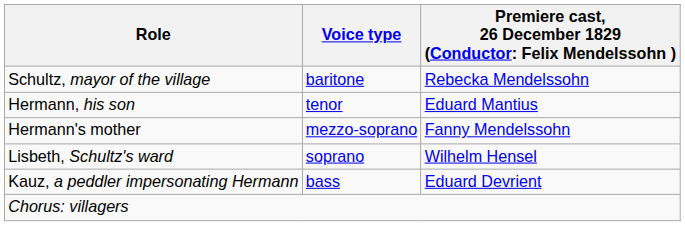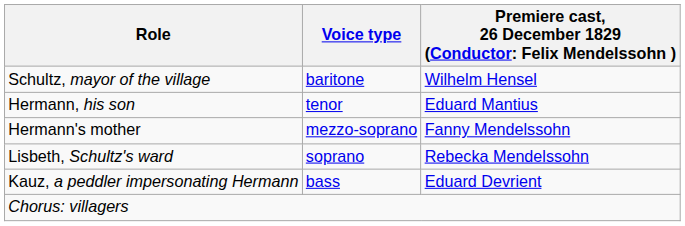(507, 79) Rebecka Mendelssohn -> (481, 79) Wilhelm Hensel
(481, 156) Wilhelm Hensel -> (507, 156) Rebecka Mendelssohn
